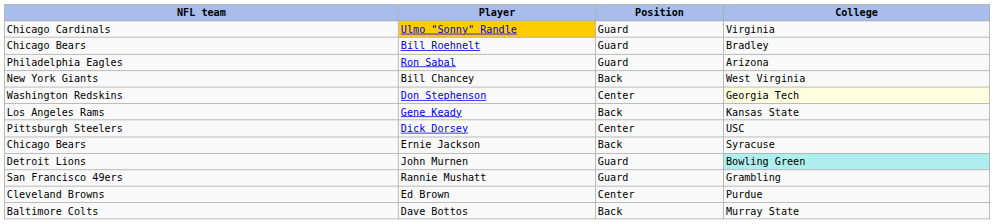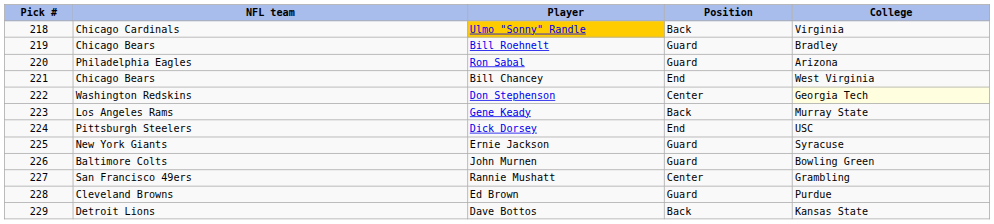+ column: (39, 13)
(613, 29) Guard -> (679, 29) Back
(53, 79) New York Giants -> (115, 79) Chicago Bears
(610, 79) Back -> (676, 79) End
(763, 112) Kansas State -> (832, 112) Murray State
(616, 128) Center -> (676, 128) End
(46, 145) Chicago Bears -> (122, 145) New York Giants
(610, 145) Back -> (682, 145) Guard
(46, 161) Detroit Lions -> (122, 161) Baltimore Colts
(766, 161) paleturquoise background -> (835, 161) no background
(613, 178) Guard -> (685, 178) Center
(616, 194) Center -> (682, 194) Guard
(53, 211) Baltimore Colts -> (115, 211) Detroit Lions
(763, 211) Murray State -> (832, 211) Kansas State
